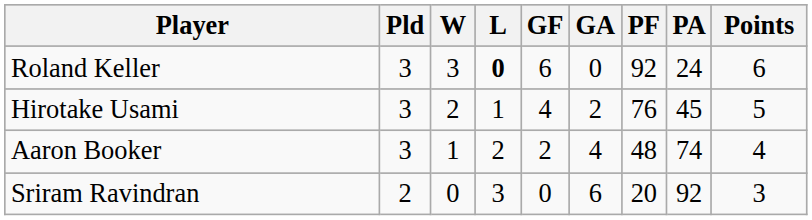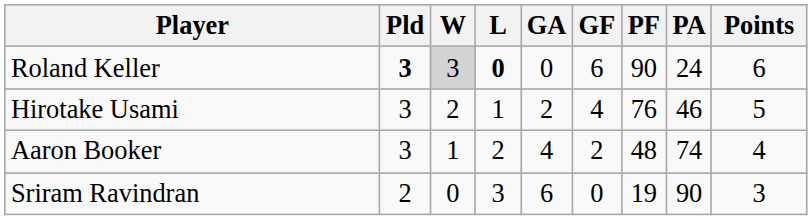columns swapped: (545, 25) <-> (595, 25)
(405, 67) normal -> (405, 67) bold
(453, 67) no background -> (453, 67) lightgrey background
(644, 67) 92 -> (644, 67) 90
(689, 109) 45 -> (689, 109) 46
(644, 192) 20 -> (644, 192) 19
(689, 192) 92 -> (689, 192) 90
